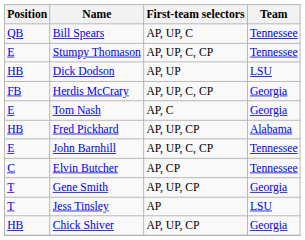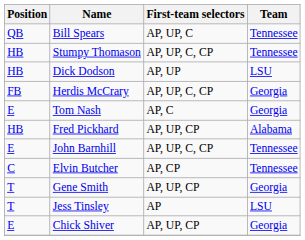(11, 52) E -> (15, 52) HB
(15, 226) HB -> (11, 226) E
